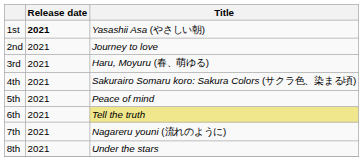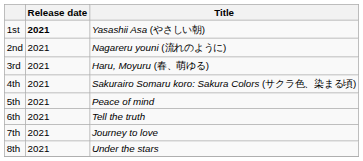(125, 46) Journey to love -> (159, 47) Nagareru youni (流れのように)
(119, 114) khaki background -> (119, 117) no background
(159, 131) Nagareru youni (流れのように) -> (125, 133) Journey to love
